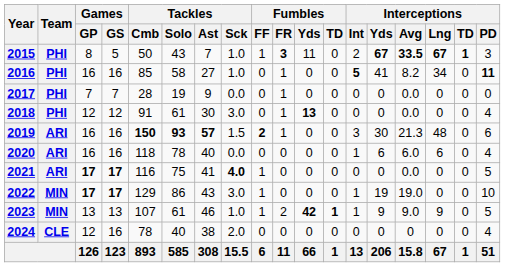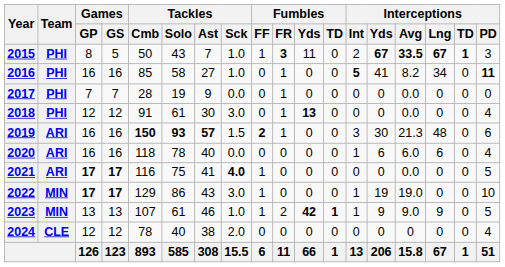(115, 232) 16 -> (115, 232) 12
